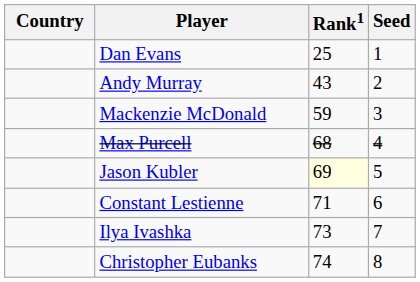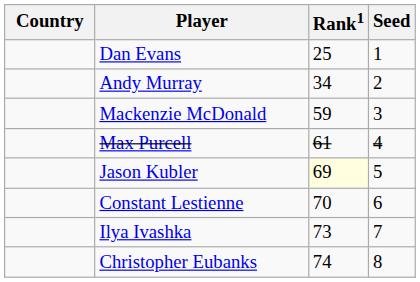(322, 83) 43 -> (322, 83) 34
(322, 143) 68 -> (322, 143) 61
(322, 202) 71 -> (322, 202) 70
